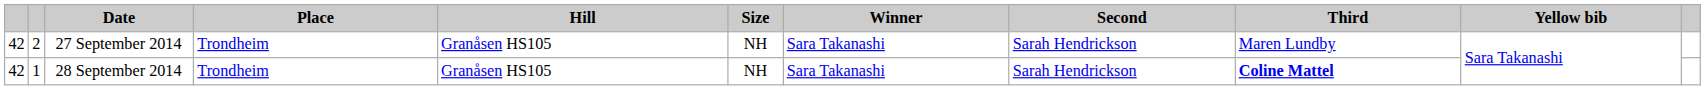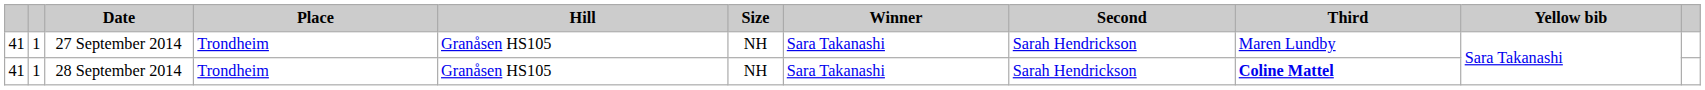(17, 44) 42 -> (17, 44) 41
(36, 44) 2 -> (36, 44) 1
(17, 70) 42 -> (17, 70) 41
